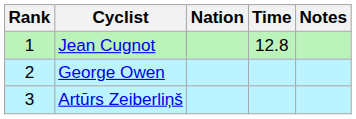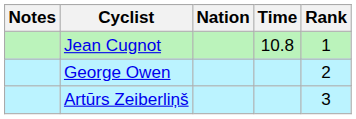columns swapped: (29, 18) <-> (323, 18)
(272, 45) 12.8 -> (277, 45) 10.8
